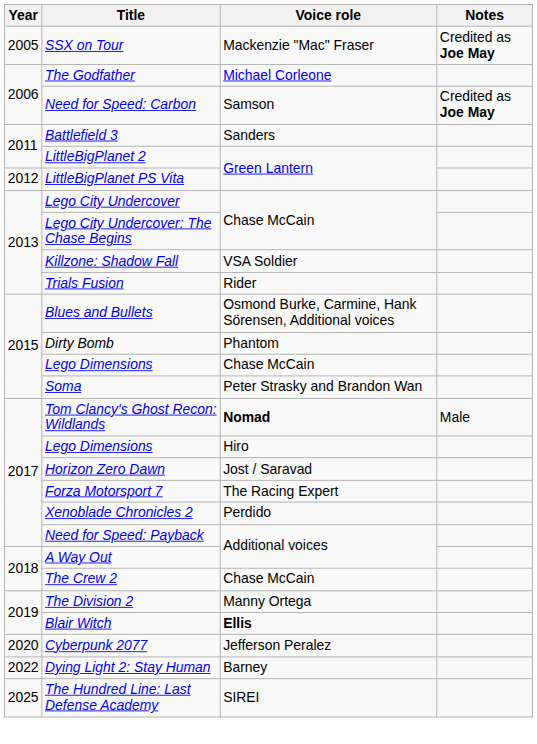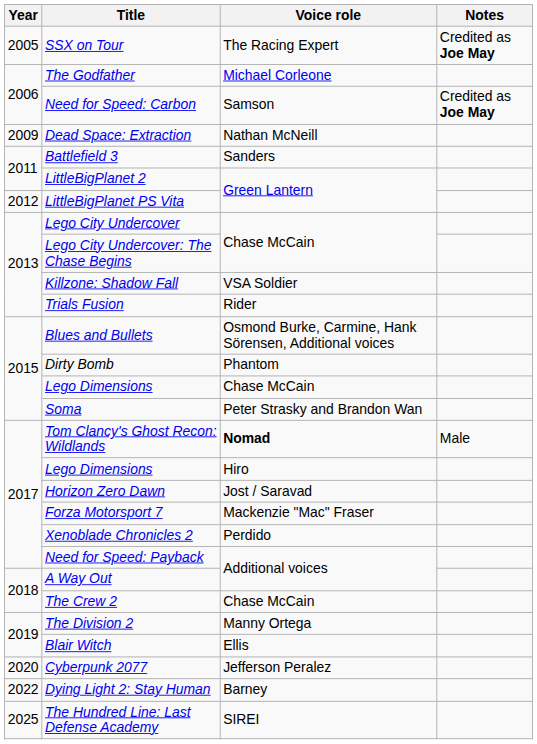(298, 45) Mackenzie "Mac" Fraser -> (281, 45) The Racing Expert
+ row: (23, 135)
(281, 491) The Racing Expert -> (298, 513) Mackenzie "Mac" Fraser
(237, 623) bold -> (236, 645) normal
